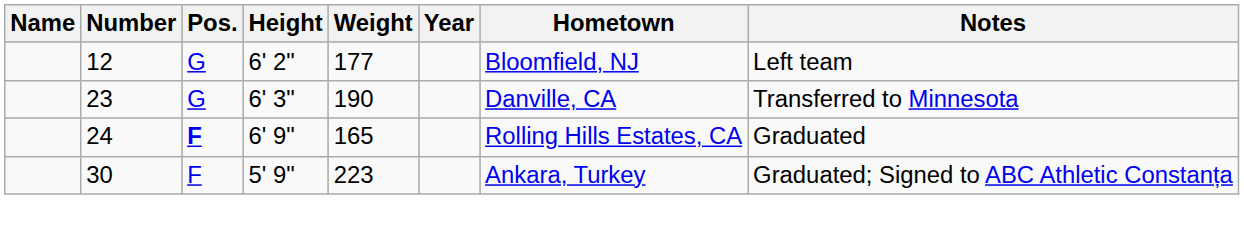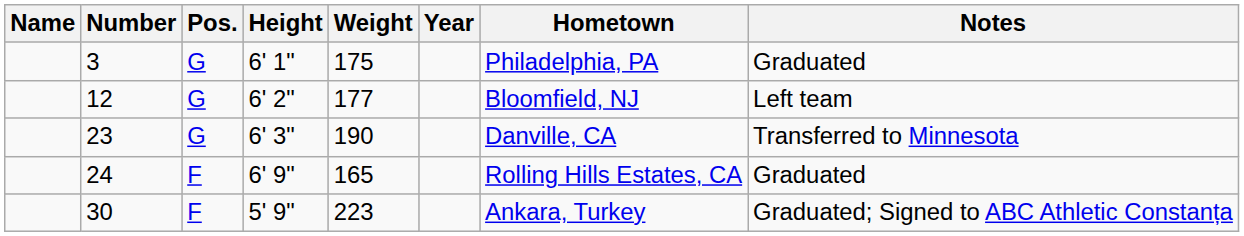+ row: (93, 61)
(195, 136) bold -> (195, 174) normal
